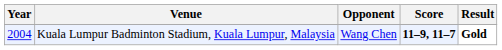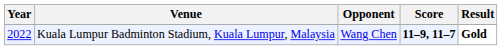(19, 34) 2004 -> (19, 34) 2022
